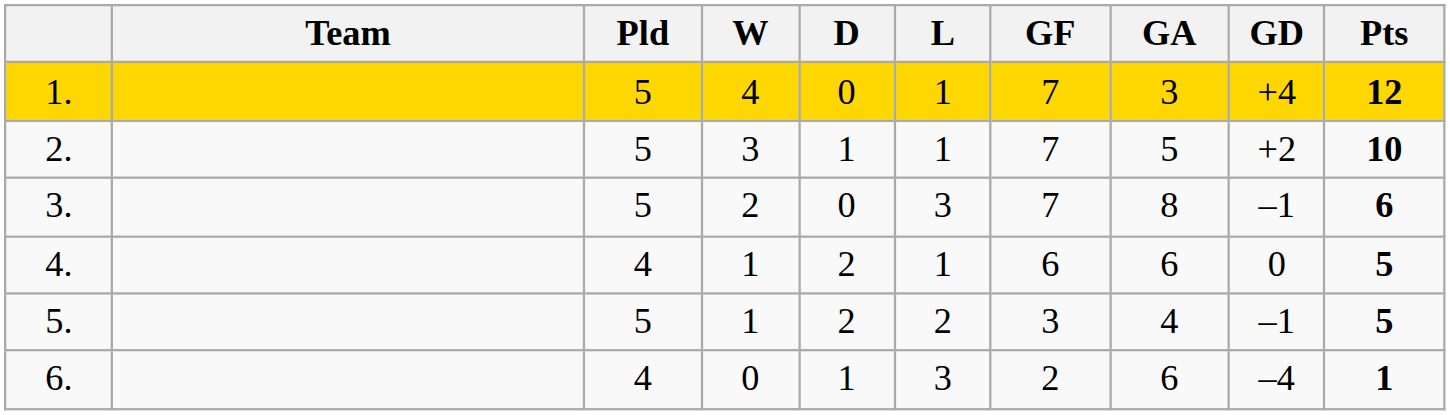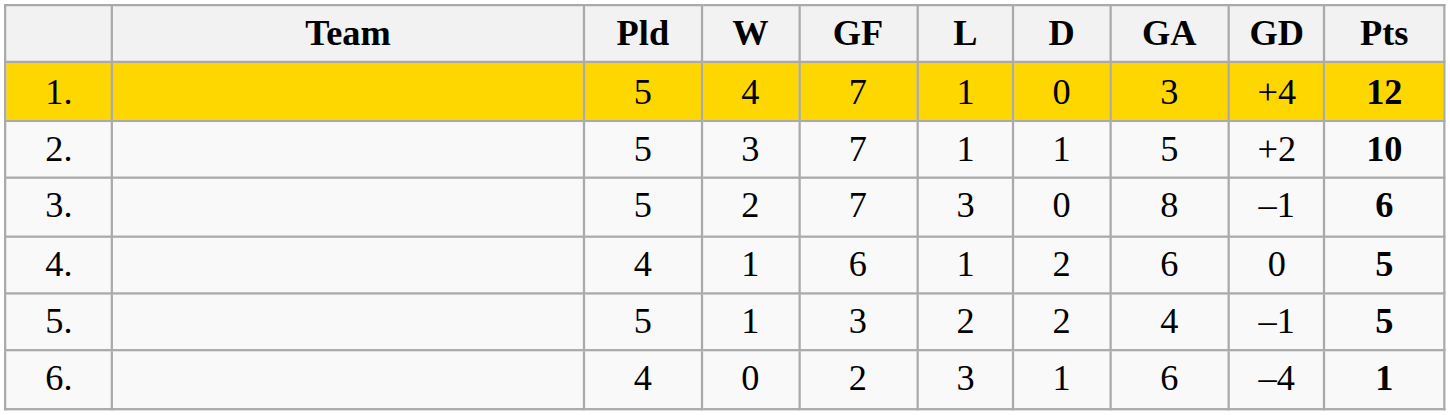columns swapped: (847, 33) <-> (1050, 33)
